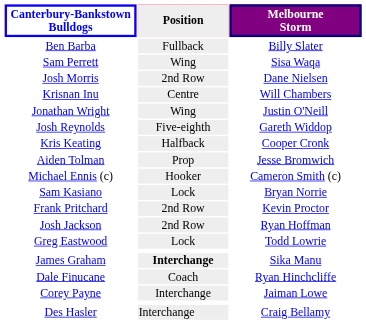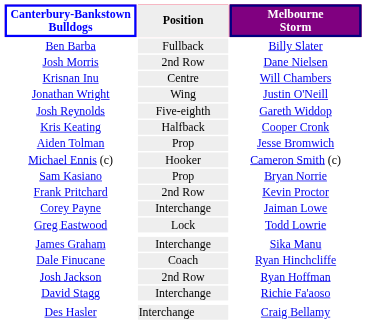- row: (71, 62)
(183, 192) Lock -> (183, 176) Prop
rows swapped: (71, 225) <-> (71, 293)
(183, 260) bold -> (183, 244) normal
+ row: (71, 293)
